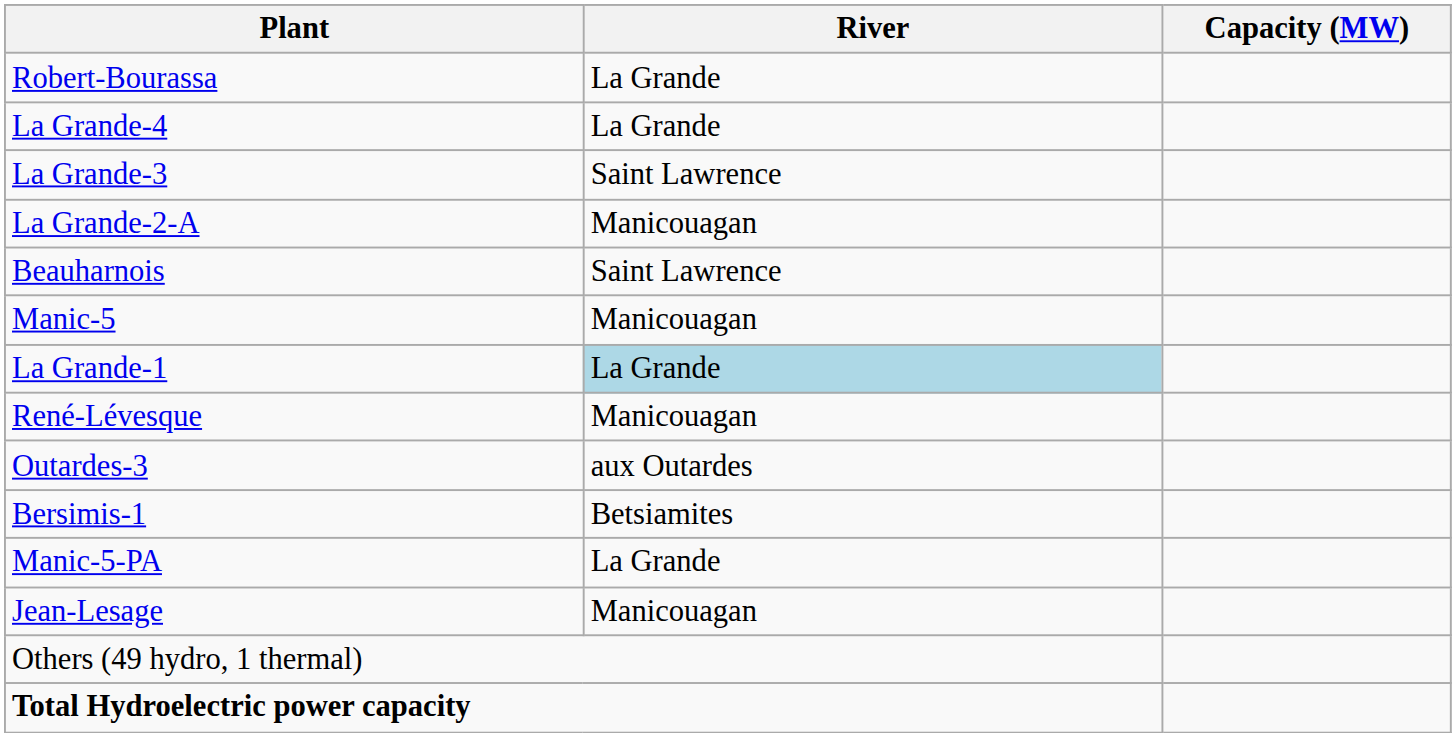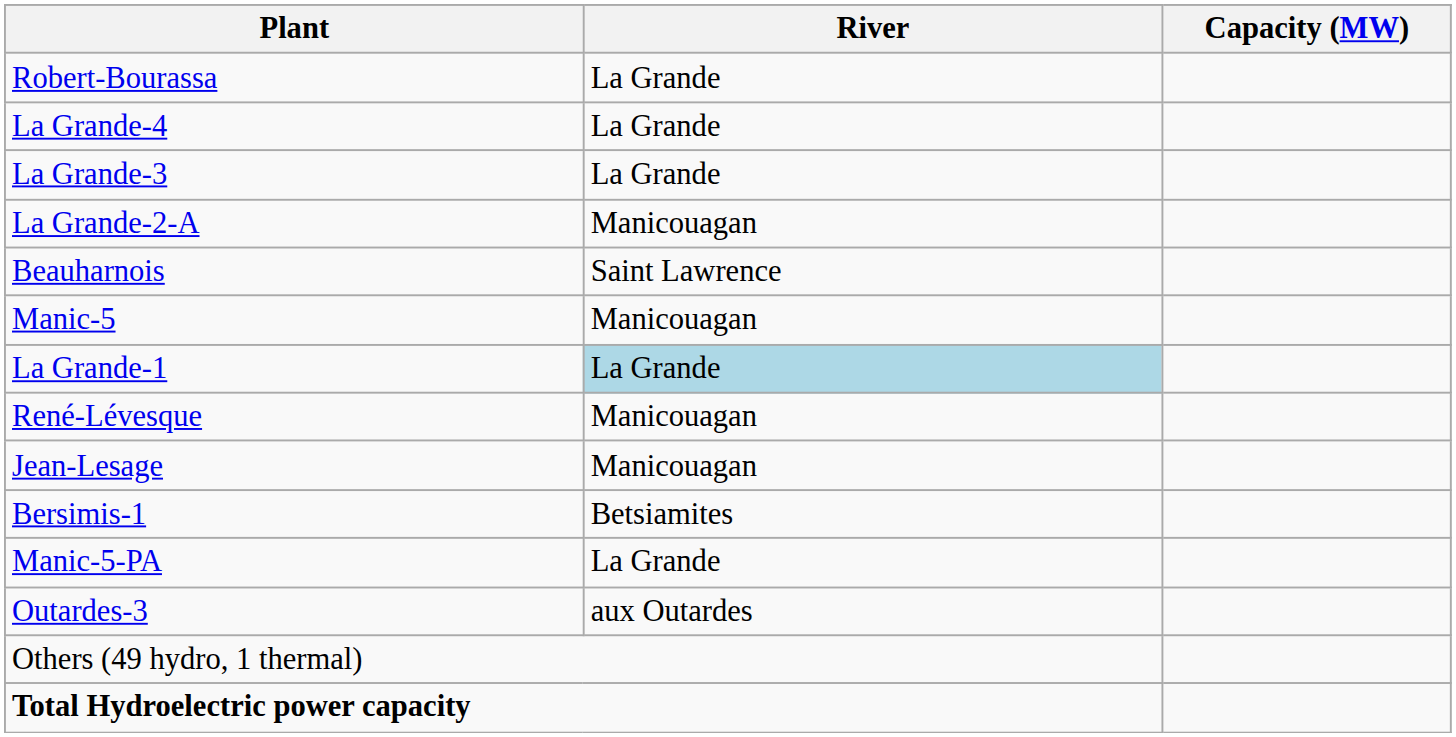(686, 174) Saint Lawrence -> (656, 174) La Grande
rows swapped: (88, 610) <-> (80, 464)
